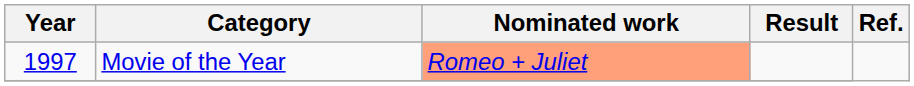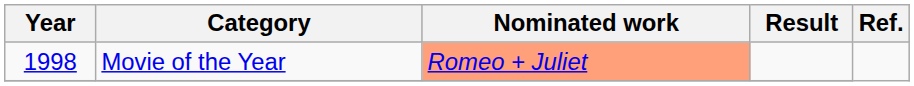(50, 61) 1997 -> (50, 61) 1998
